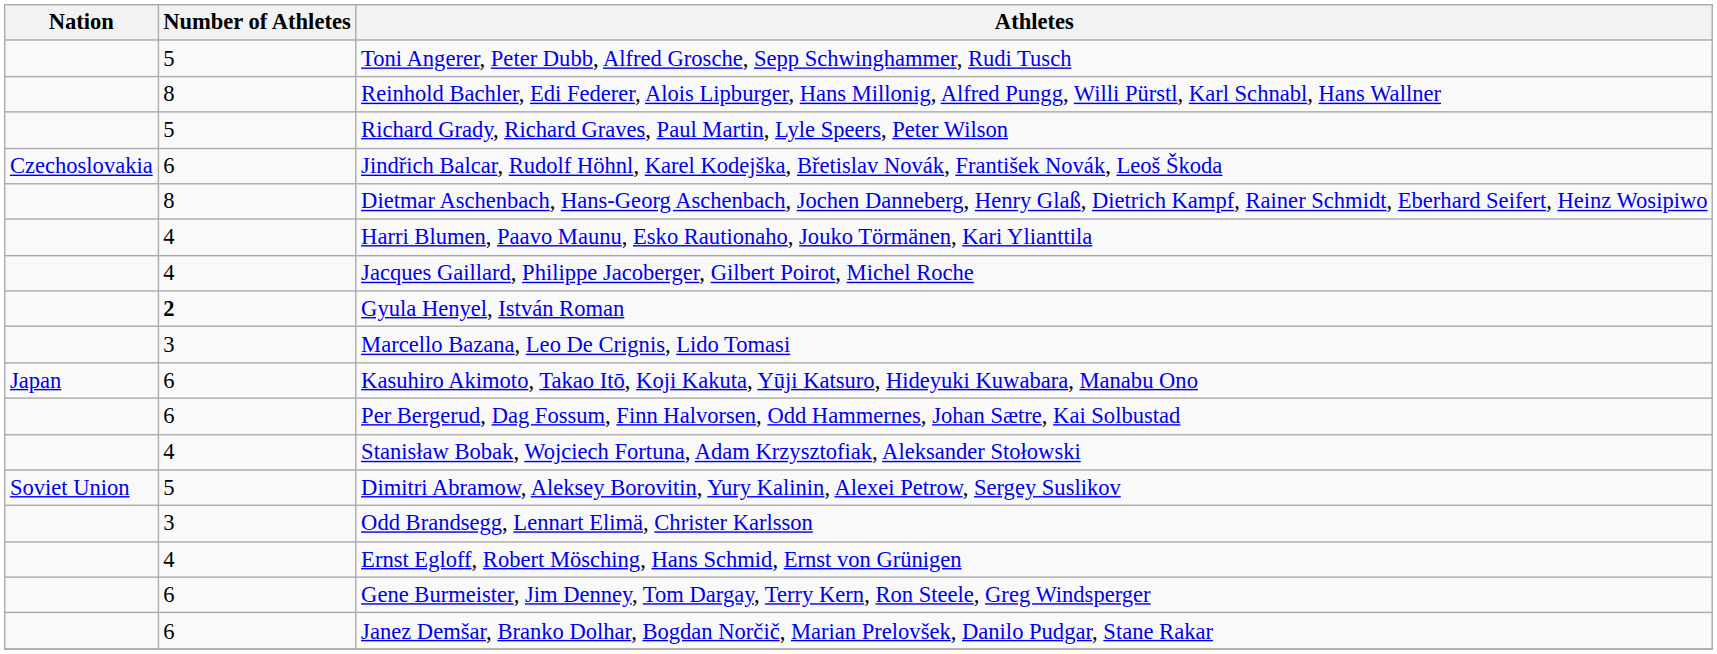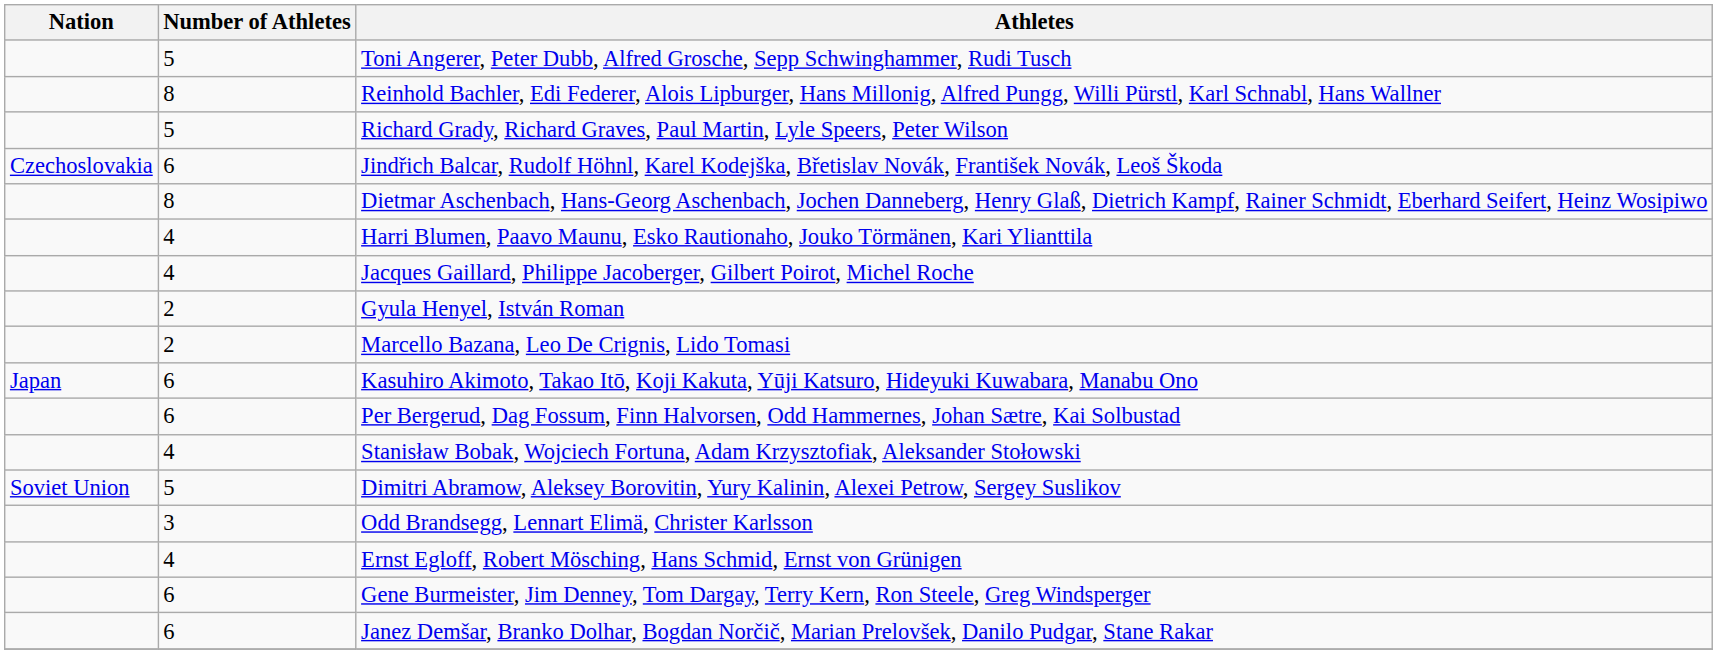(169, 308) bold -> (169, 308) normal
(169, 344) 3 -> (169, 344) 2
